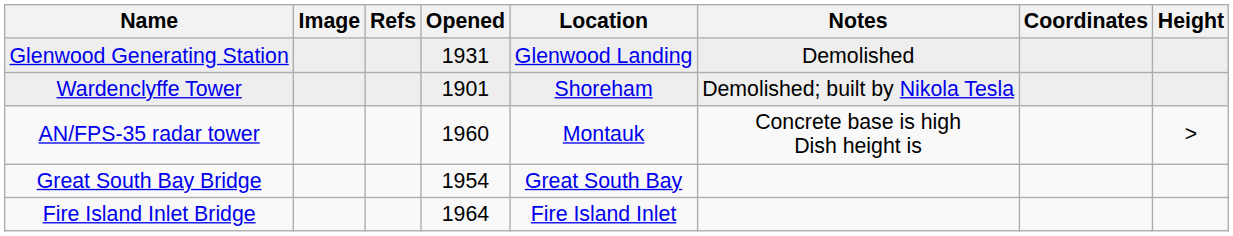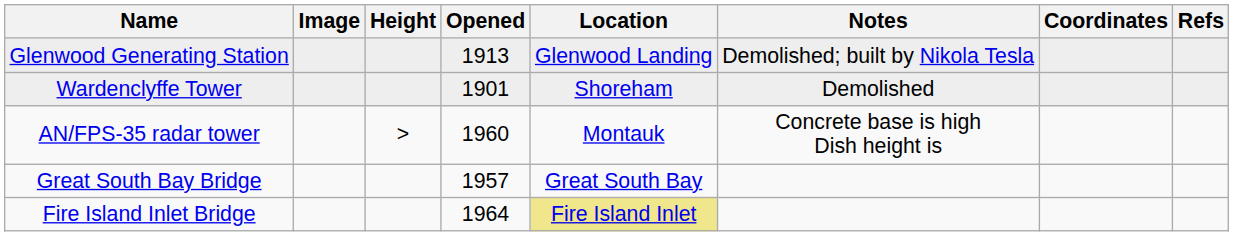columns swapped: (1191, 21) <-> (393, 21)
(465, 55) 1931 -> (486, 55) 1913
(858, 55) Demolished -> (878, 55) Demolished; built by Nikola Tesla
(858, 88) Demolished; built by Nikola Tesla -> (878, 88) Demolished
(465, 180) 1954 -> (486, 180) 1957
(604, 214) no background -> (624, 214) khaki background
